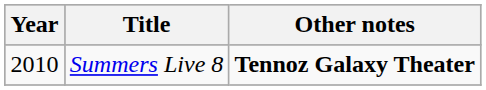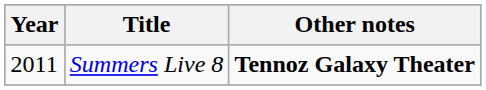(35, 64) 2010 -> (34, 64) 2011
